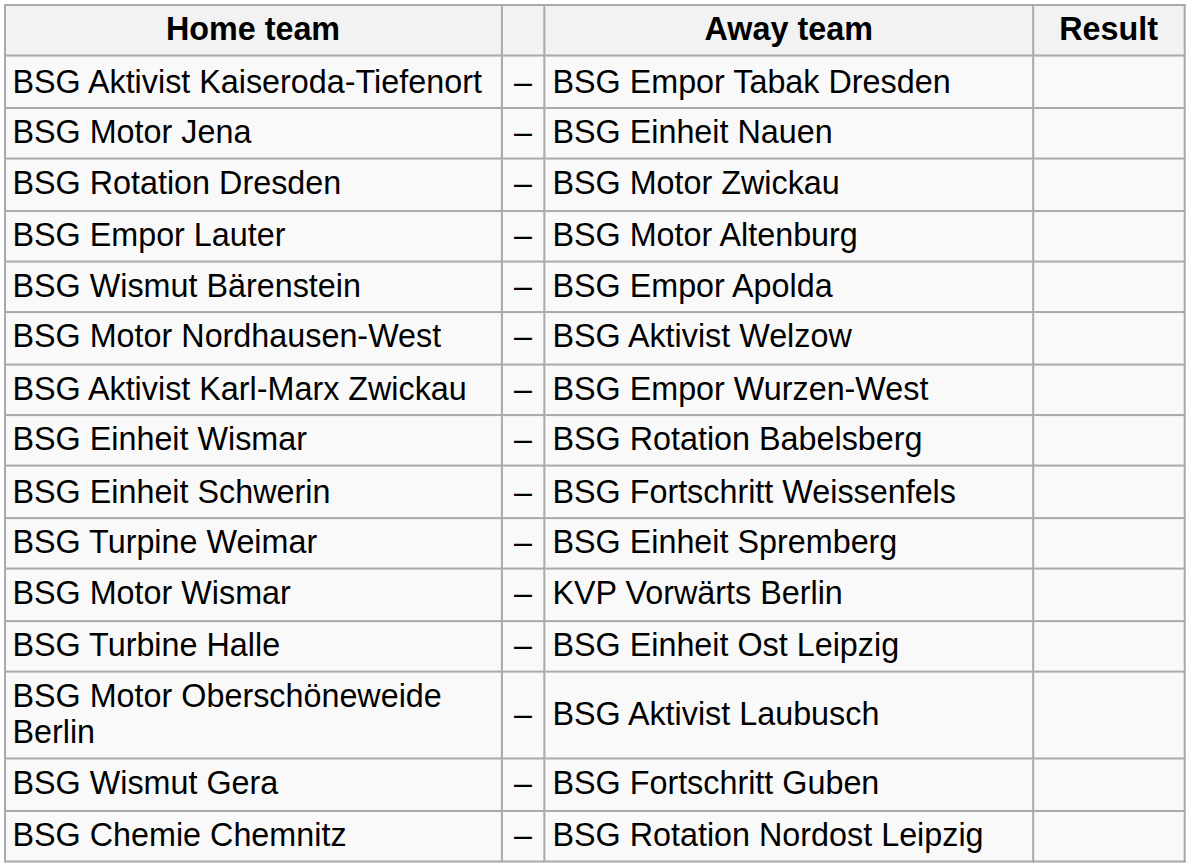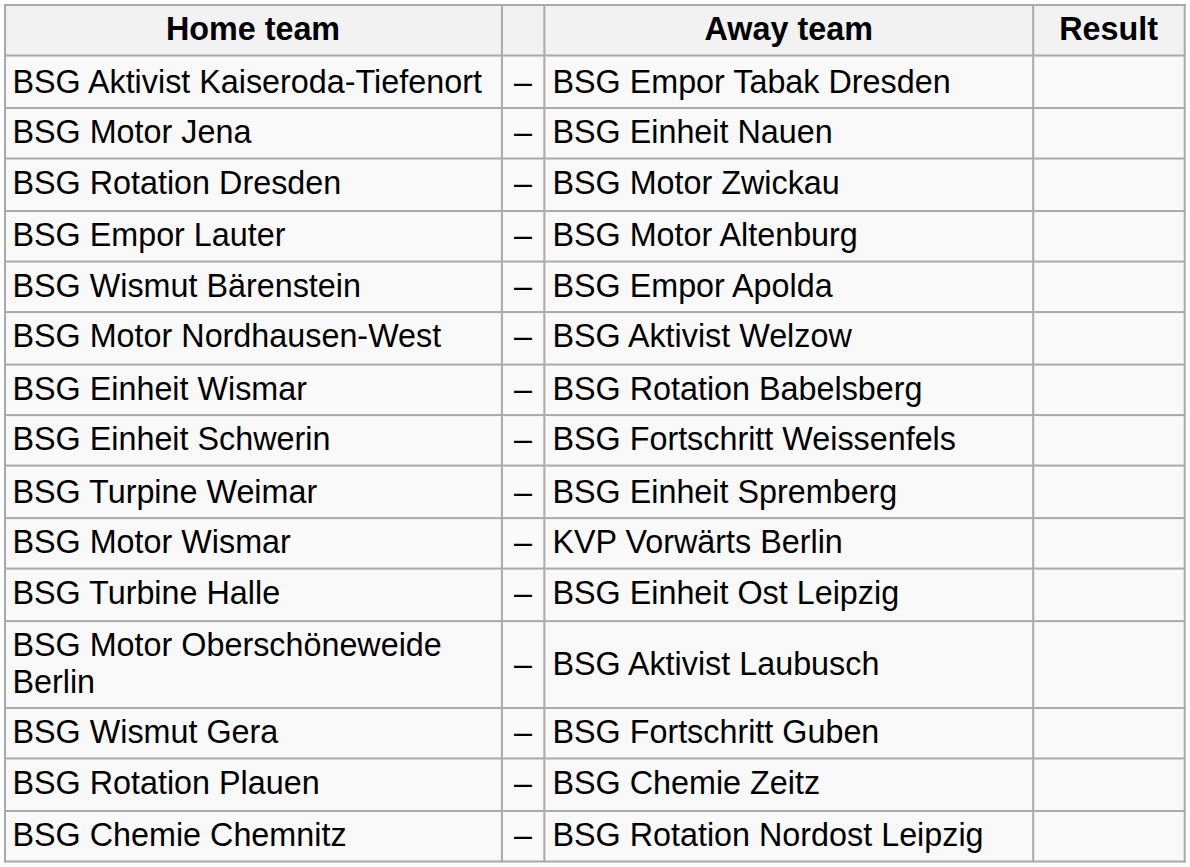- row: (240, 388)
+ row: (166, 784)
